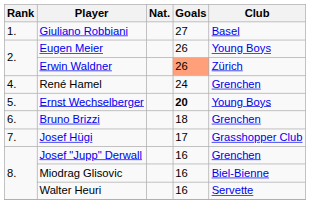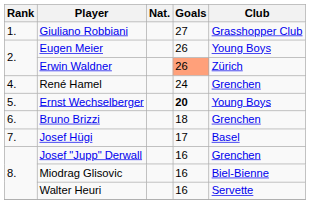(226, 31) Basel -> (257, 31) Grasshopper Club
(257, 137) Grasshopper Club -> (226, 137) Basel
